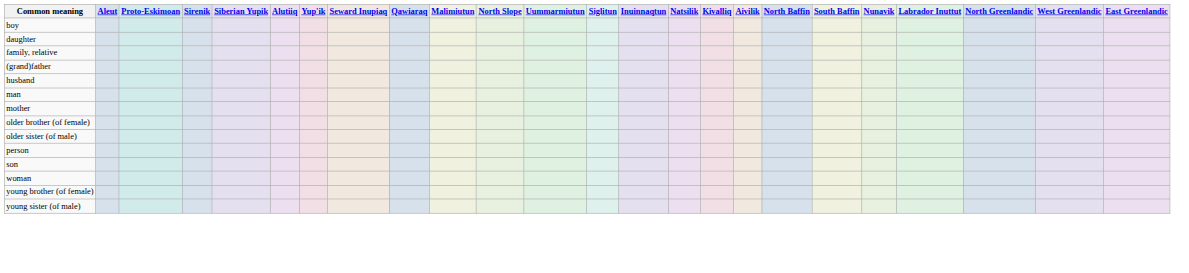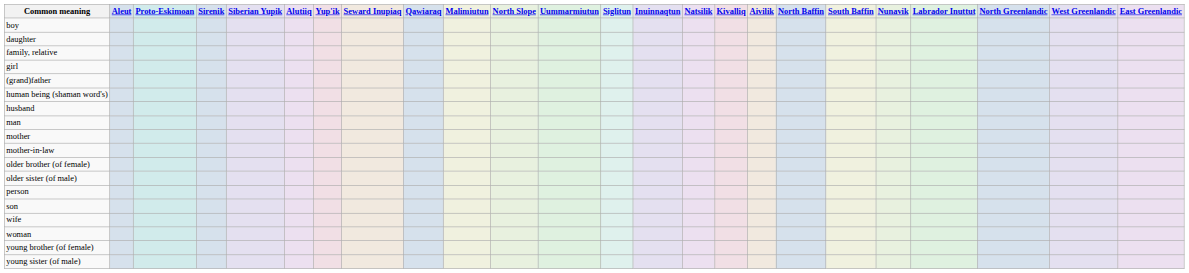+ row: (12, 66)
+ row: (57, 94)
+ row: (30, 150)
+ row: (14, 219)
